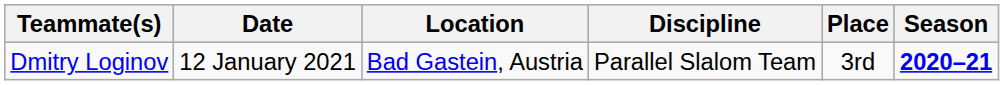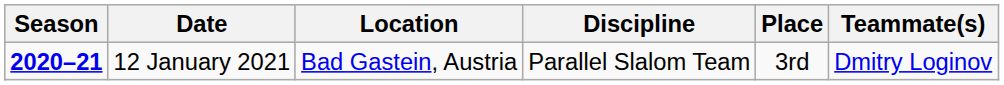columns swapped: (946, 24) <-> (89, 24)
